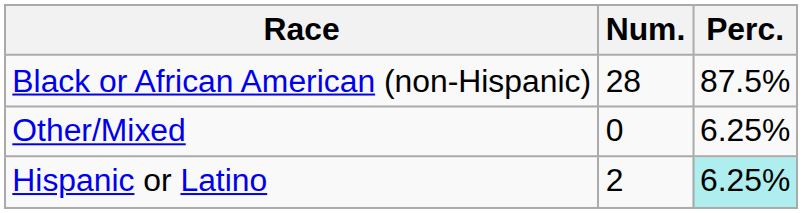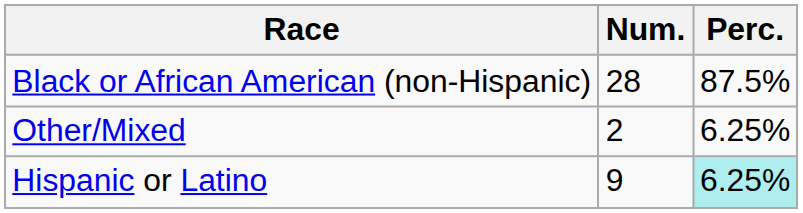(615, 130) 0 -> (615, 130) 2
(615, 181) 2 -> (615, 181) 9
